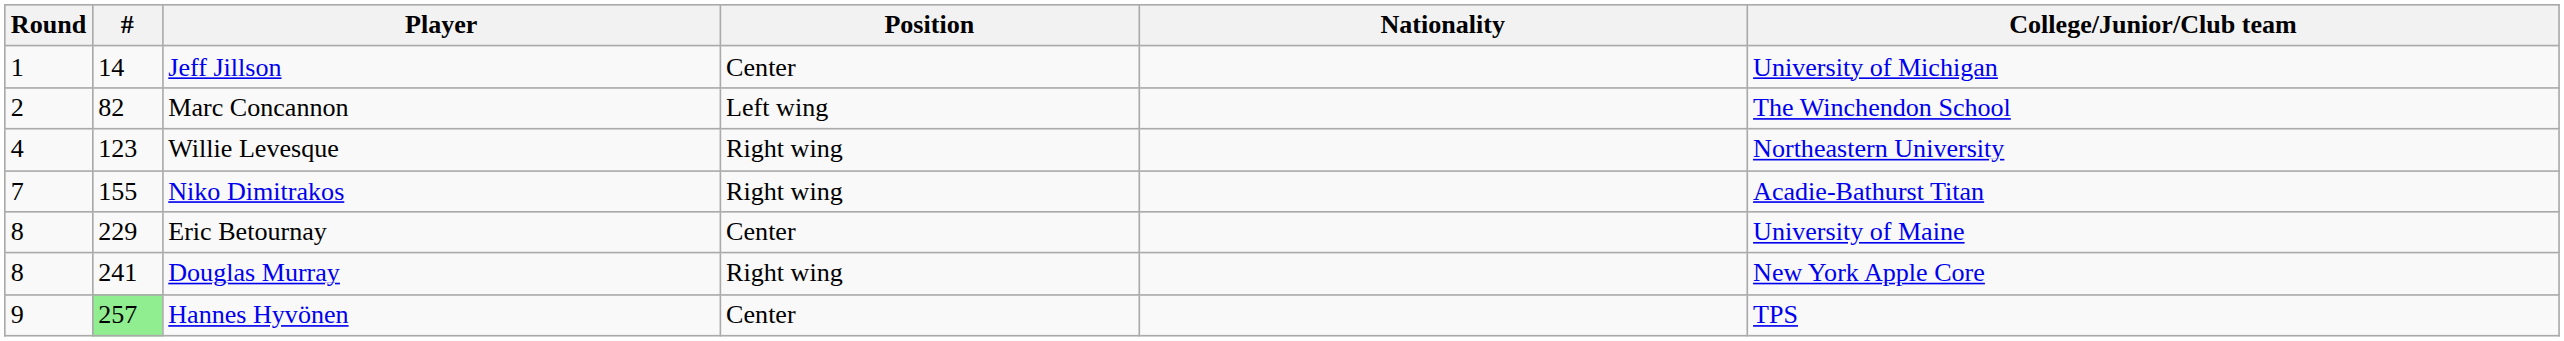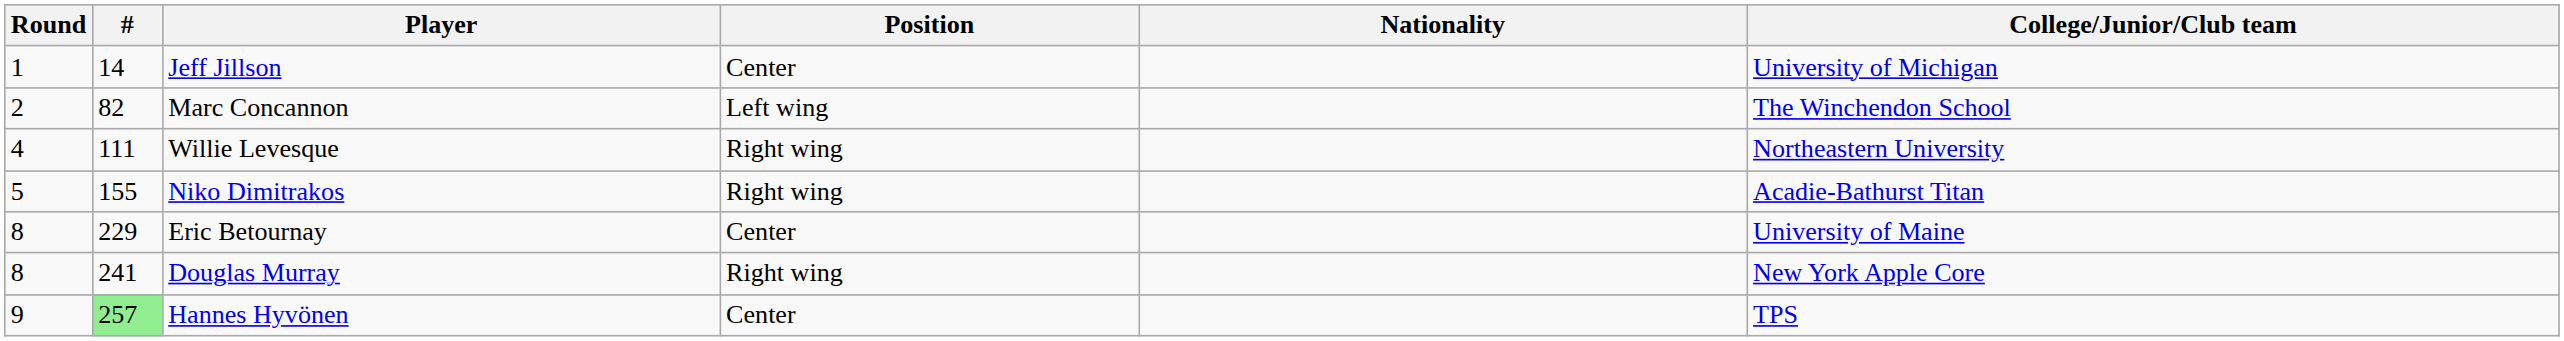(118, 149) 123 -> (117, 149) 111
(17, 190) 7 -> (17, 190) 5
